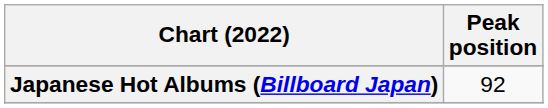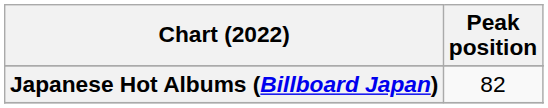(493, 84) 92 -> (493, 84) 82
